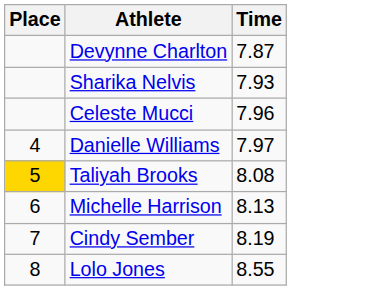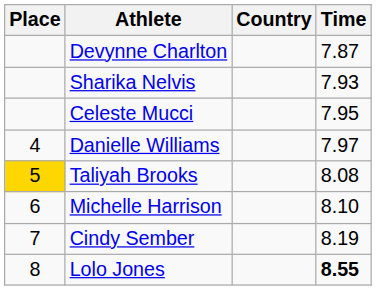+ column: (274, 20)
(255, 113) 7.96 -> (340, 113) 7.95
(255, 207) 8.13 -> (340, 207) 8.10
(255, 269) normal -> (340, 269) bold
